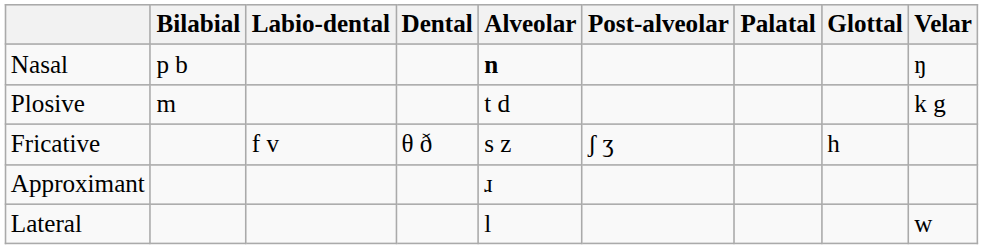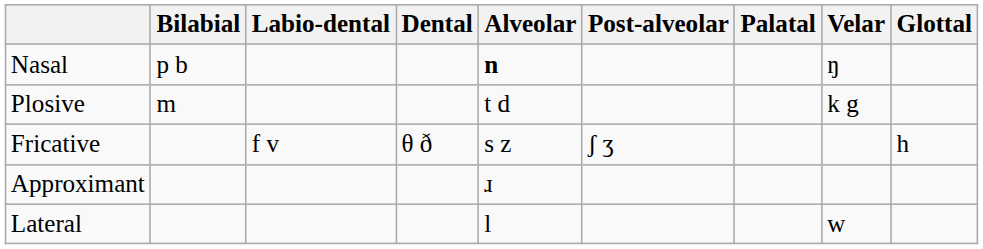columns swapped: (943, 24) <-> (865, 24)
